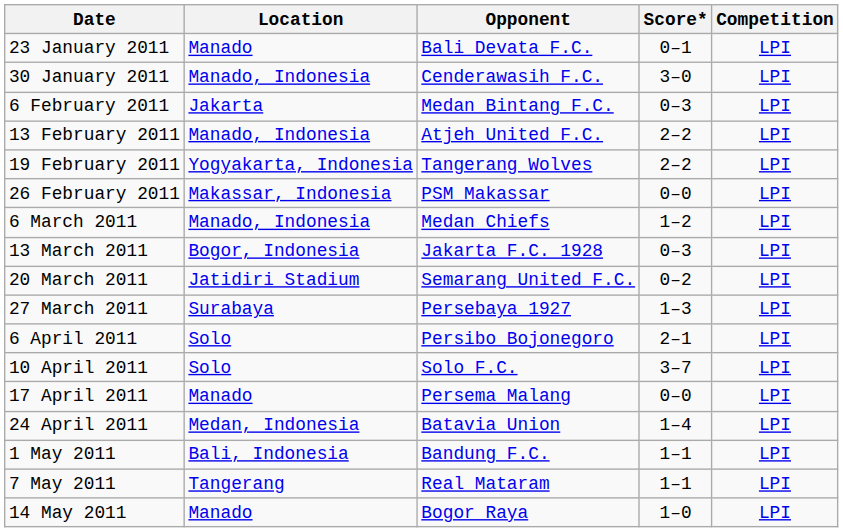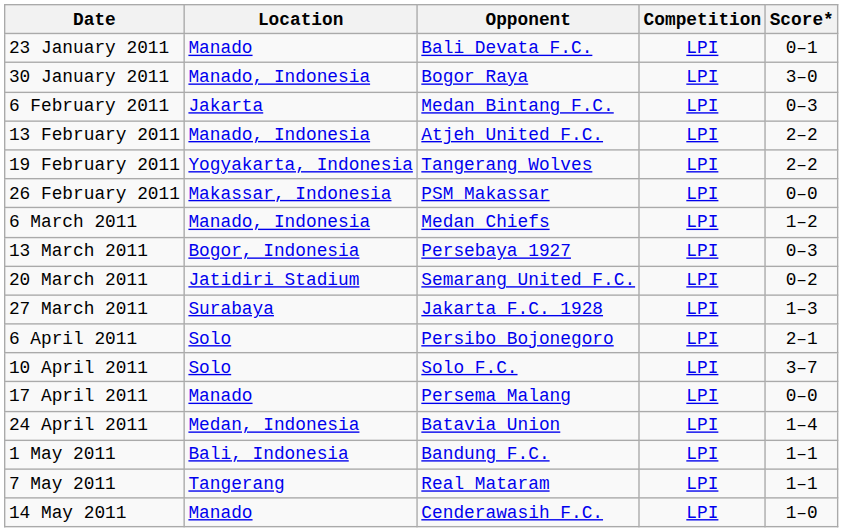columns swapped: (676, 19) <-> (775, 19)
(512, 77) Cenderawasih F.C. -> (475, 77) Bogor Raya
(512, 251) Jakarta F.C. 1928 -> (496, 251) Persebaya 1927
(496, 309) Persebaya 1927 -> (512, 309) Jakarta F.C. 1928
(475, 513) Bogor Raya -> (512, 513) Cenderawasih F.C.
